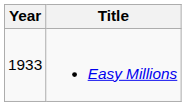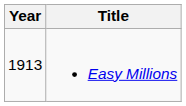(25, 65) 1933 -> (25, 65) 1913
